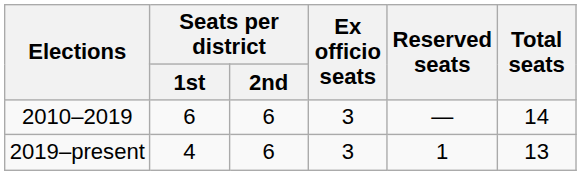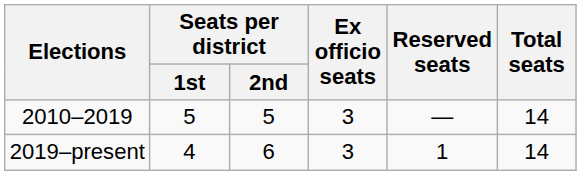(190, 116) 6 -> (190, 116) 5
(269, 116) 6 -> (269, 116) 5
(537, 151) 13 -> (537, 151) 14
